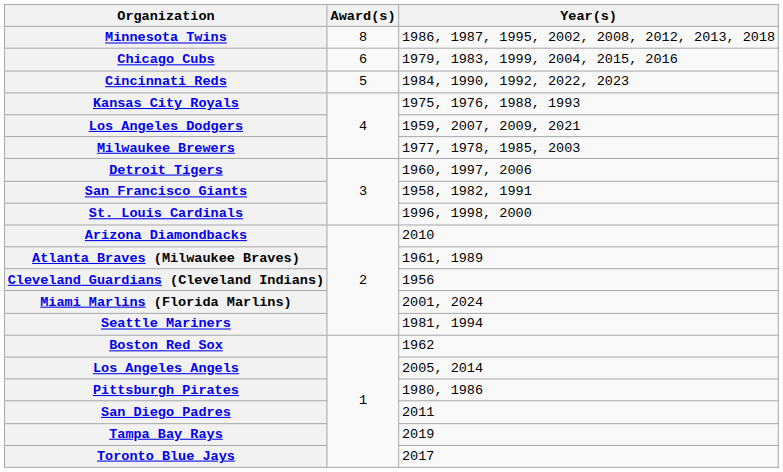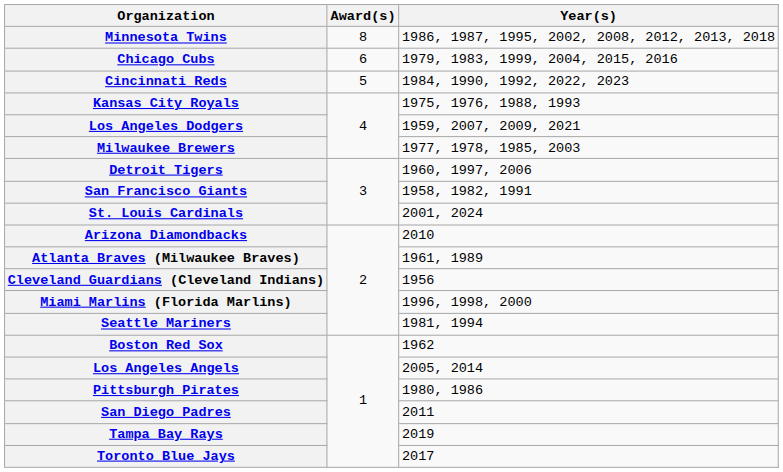(467, 214) 1996, 1998, 2000 -> (443, 214) 2001, 2024
(443, 302) 2001, 2024 -> (467, 302) 1996, 1998, 2000
